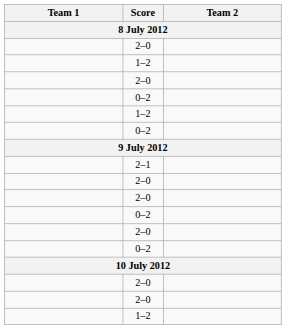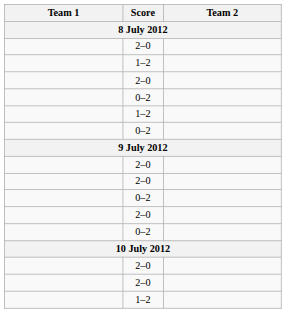- row: (64, 165)
